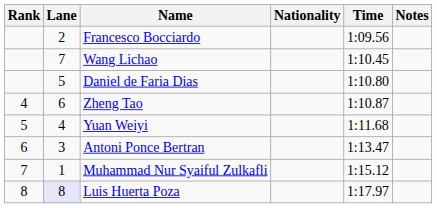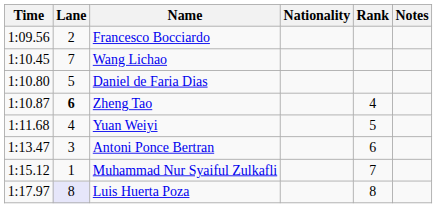columns swapped: (24, 15) <-> (368, 15)
(62, 103) normal -> (71, 103) bold
